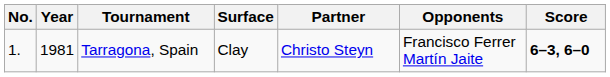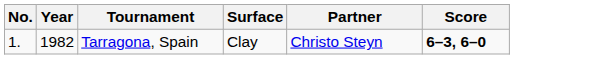- column: (463, 16)
(57, 50) 1981 -> (57, 41) 1982
